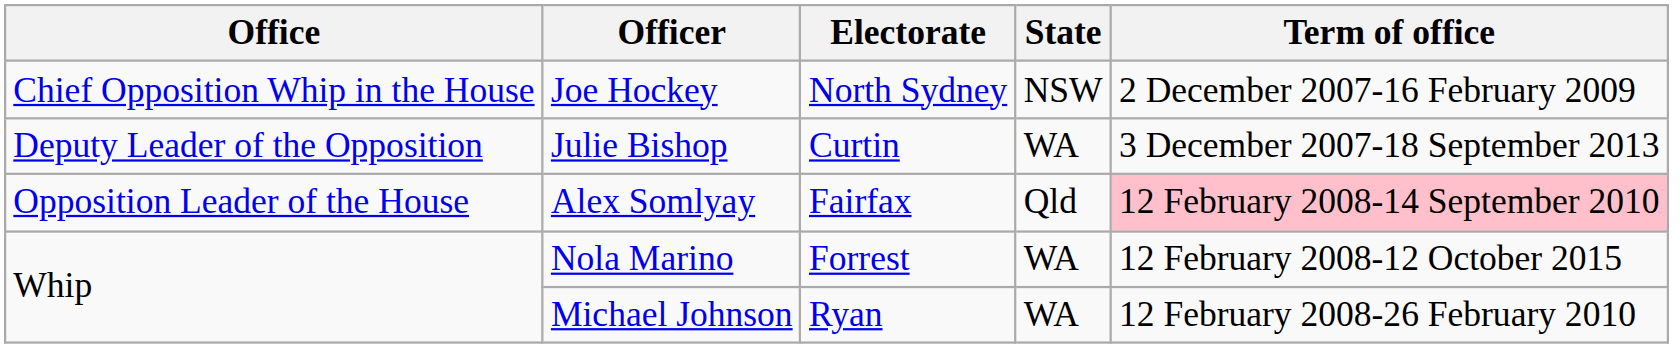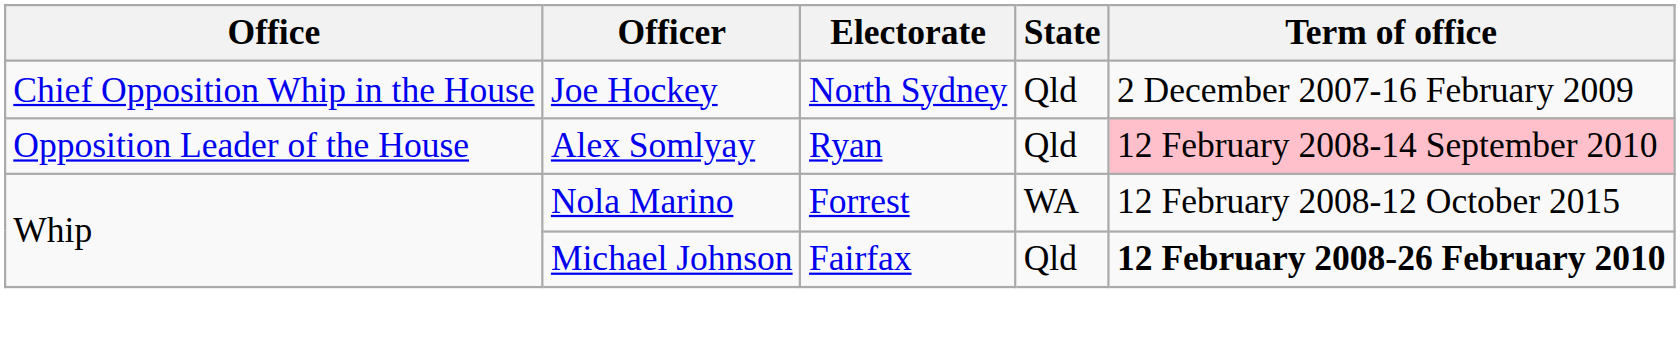(1063, 88) NSW -> (1050, 88) Qld
- row: (639, 145)
(860, 201) Fairfax -> (846, 145) Ryan
(846, 314) Ryan -> (860, 257) Fairfax
(1051, 314) WA -> (1050, 257) Qld
(1377, 314) normal -> (1391, 257) bold
